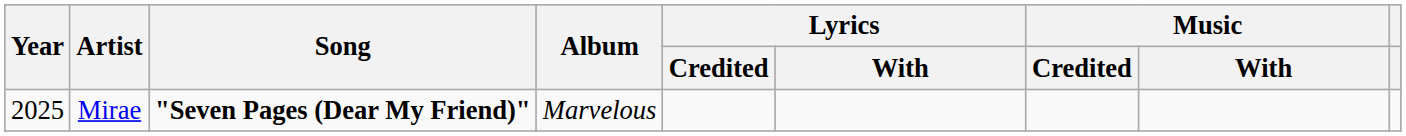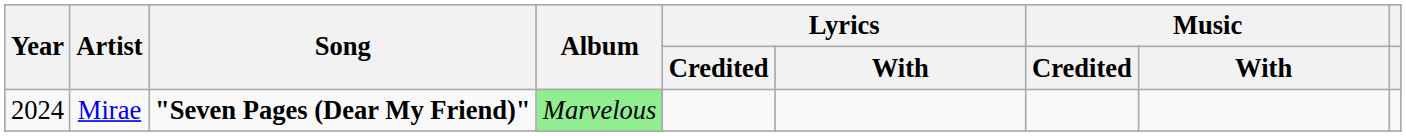(38, 109) 2025 -> (38, 109) 2024
(600, 109) no background -> (600, 109) lightgreen background
